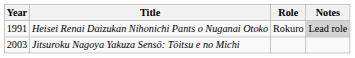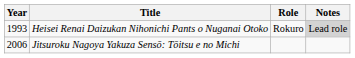(17, 28) 1991 -> (17, 28) 1993
(17, 45) 2003 -> (17, 45) 2006
